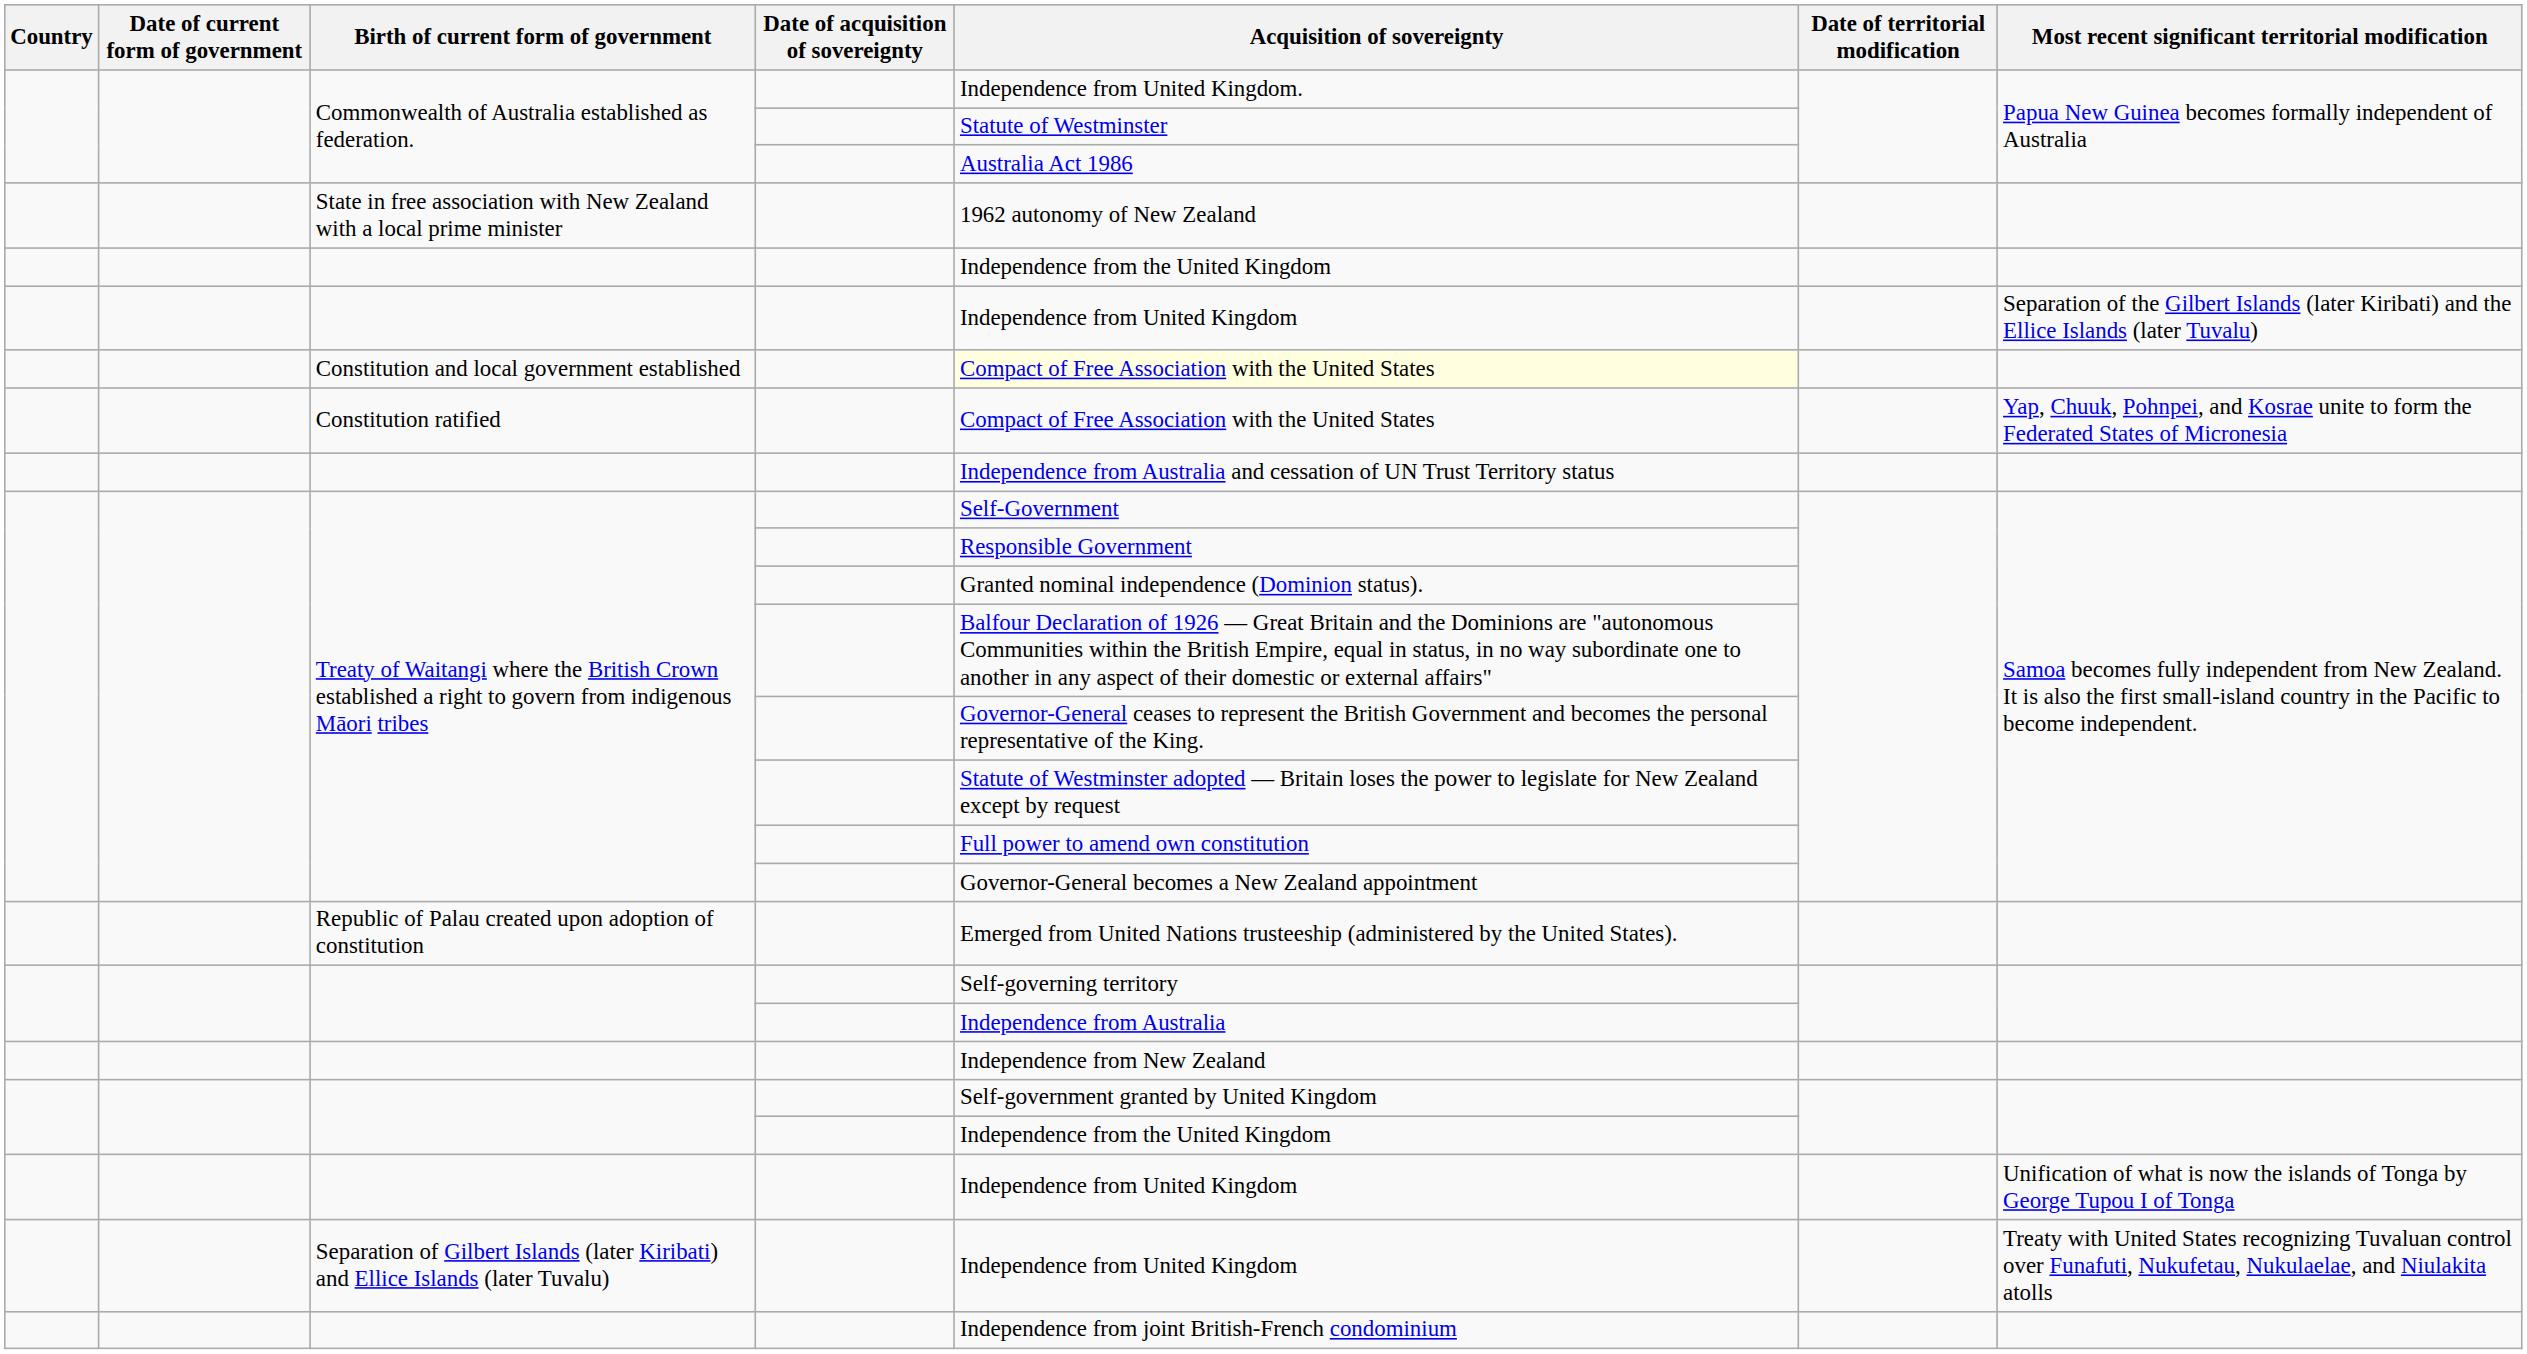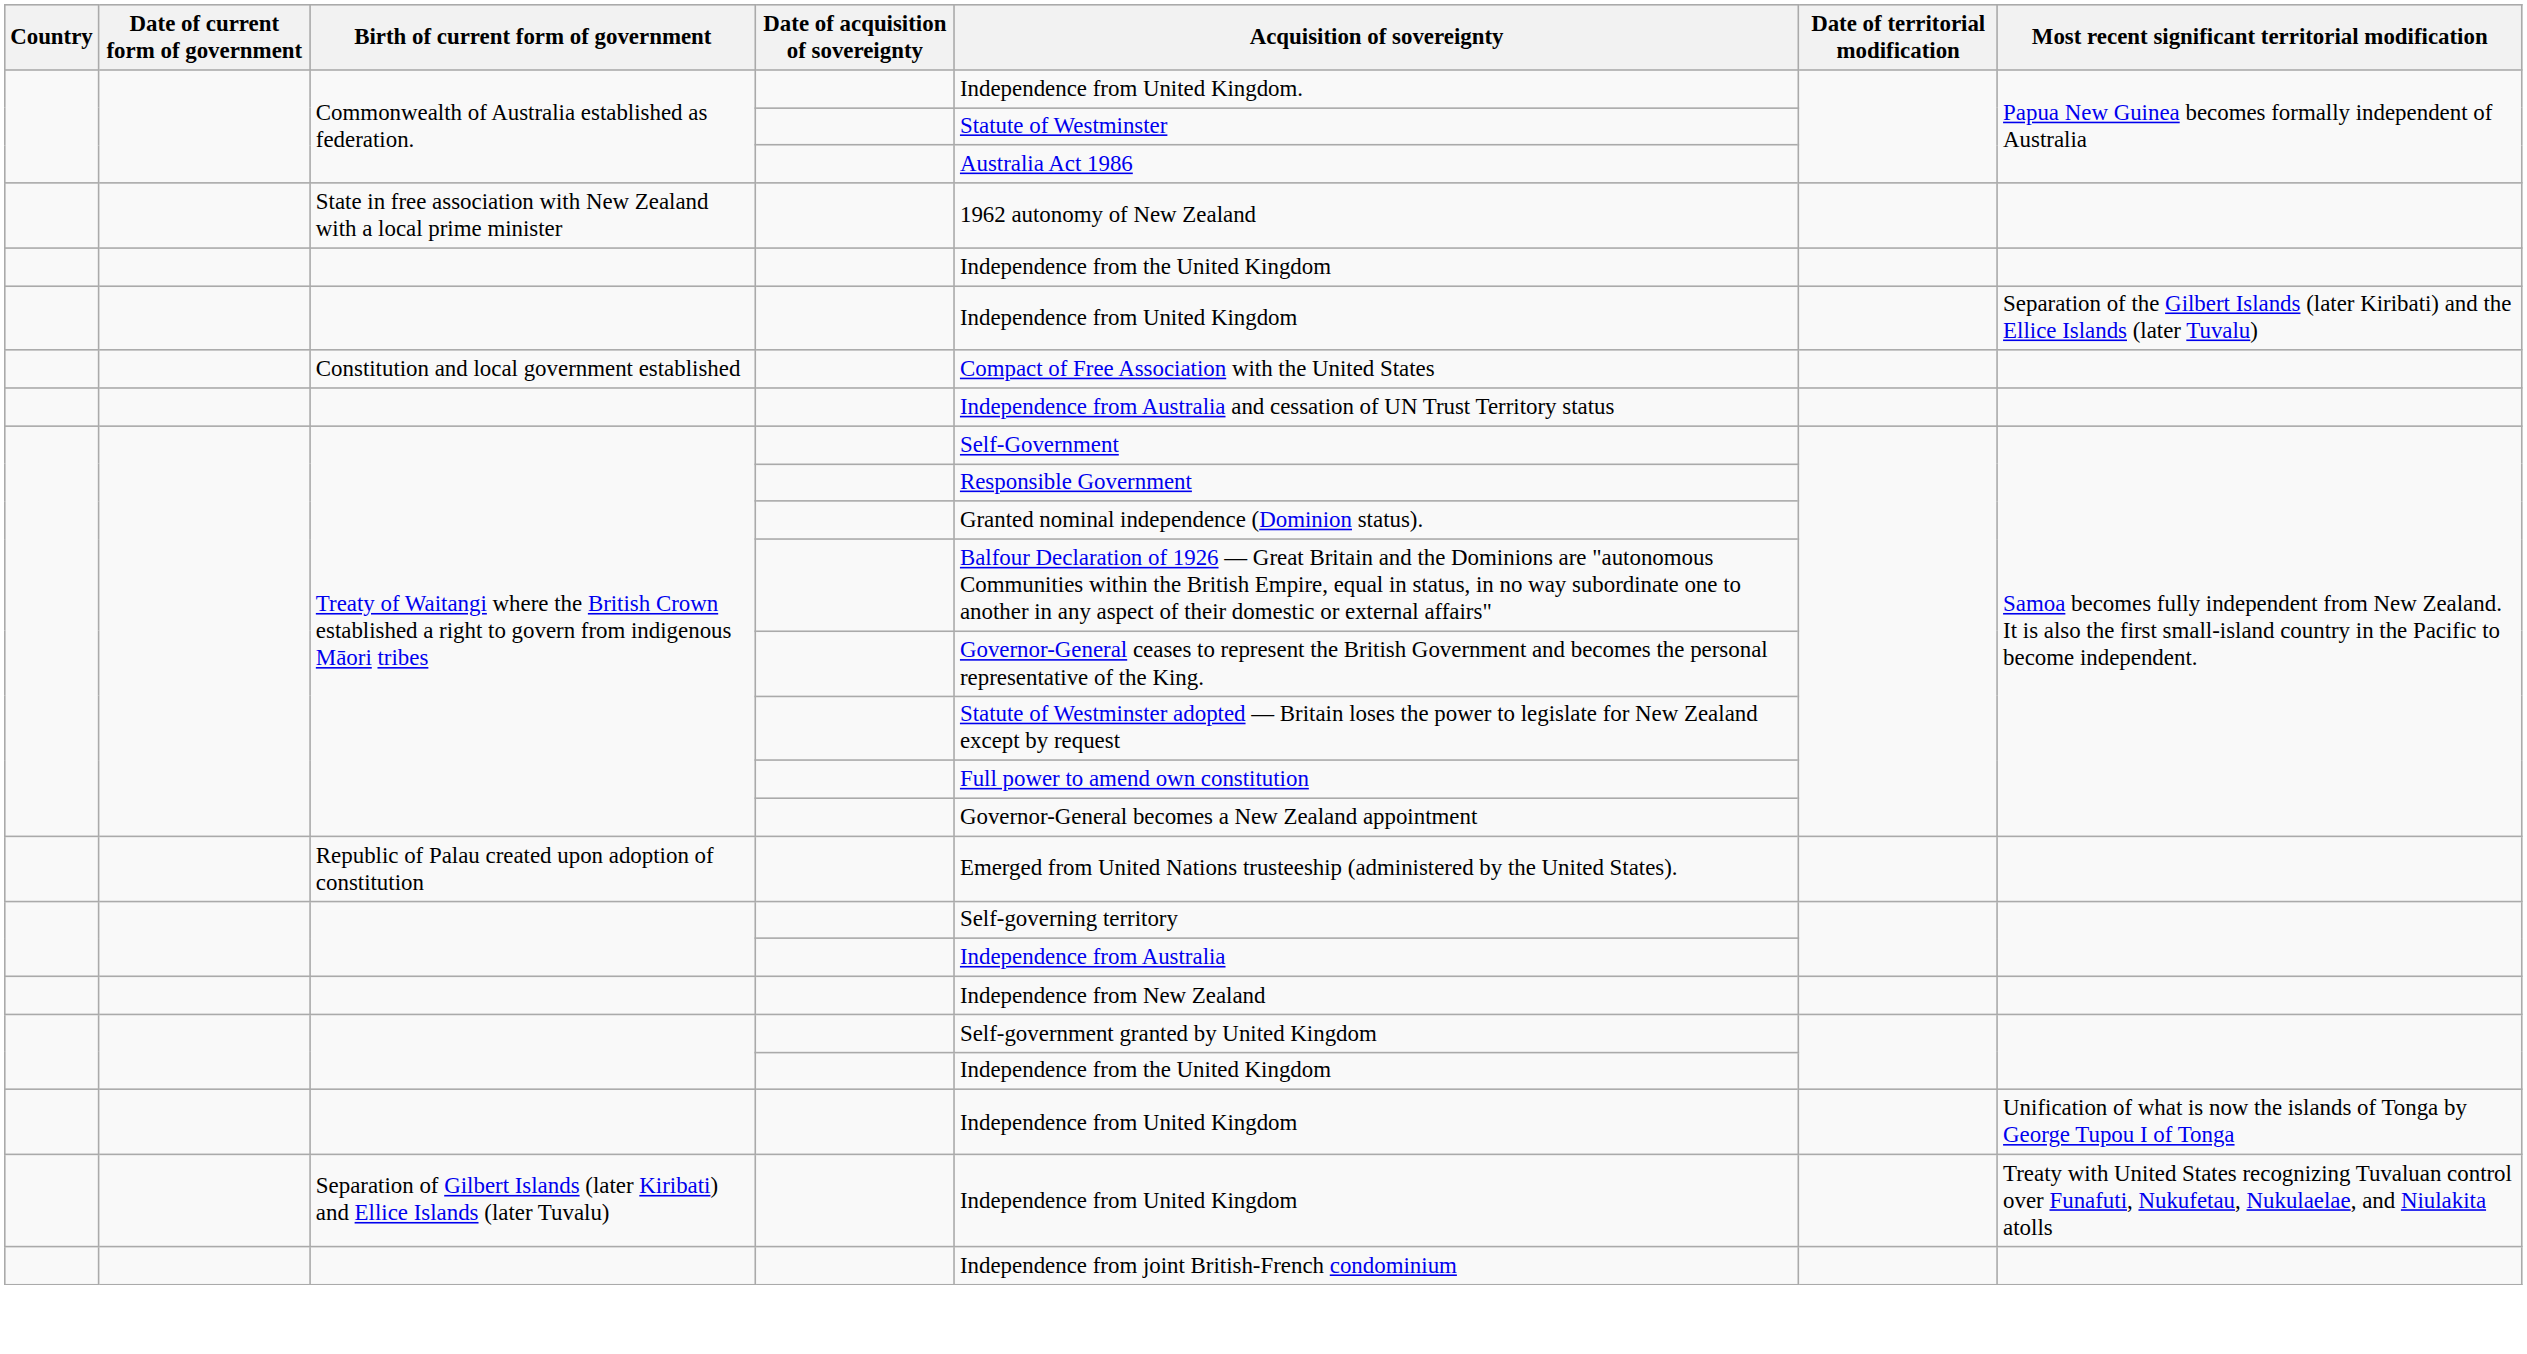(1197, 369) lightyellow background -> (1197, 369) no background
- row: (51, 421)
